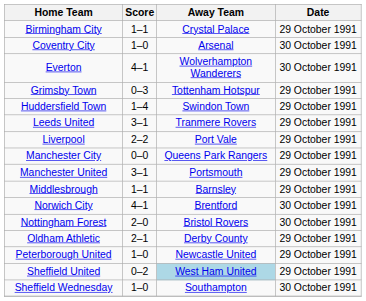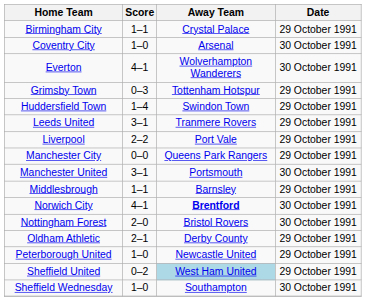(318, 172) 29 October 1991 -> (318, 172) 30 October 1991
(216, 205) normal -> (216, 205) bold
